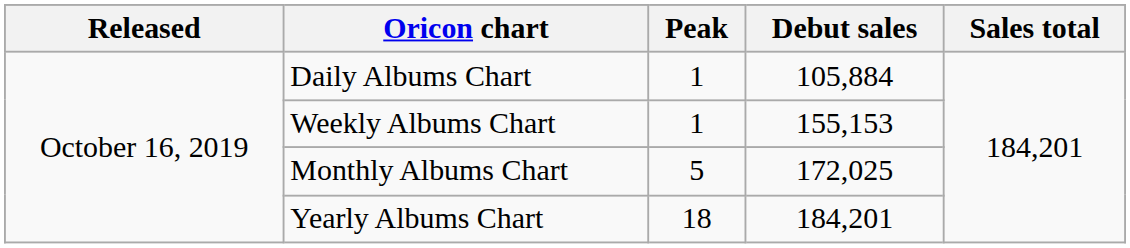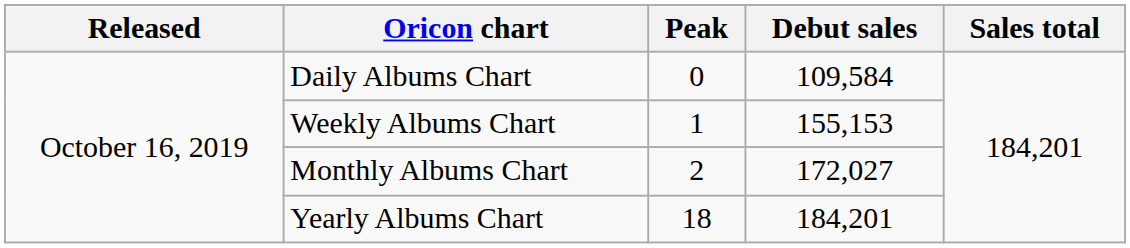(697, 75) 1 -> (697, 75) 0
(845, 75) 105,884 -> (845, 75) 109,584
(697, 170) 5 -> (697, 170) 2
(845, 170) 172,025 -> (845, 170) 172,027
